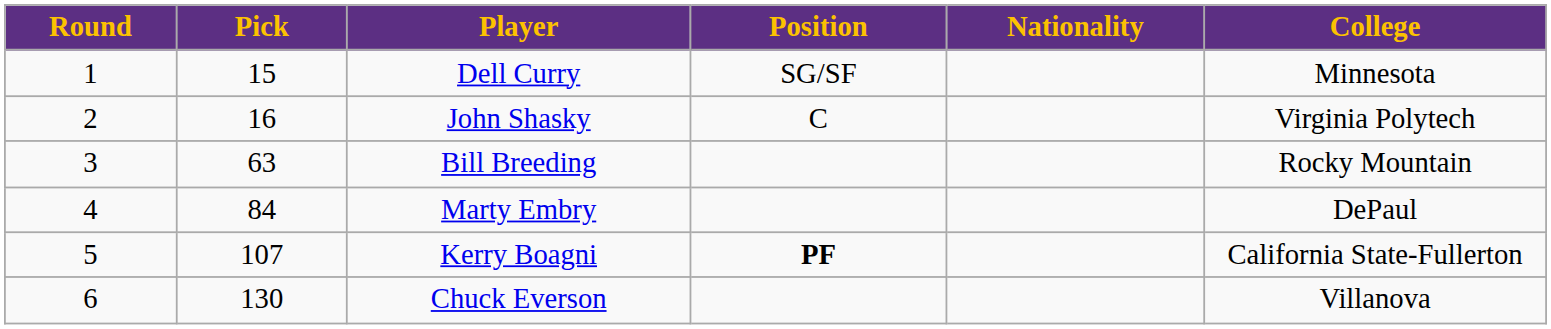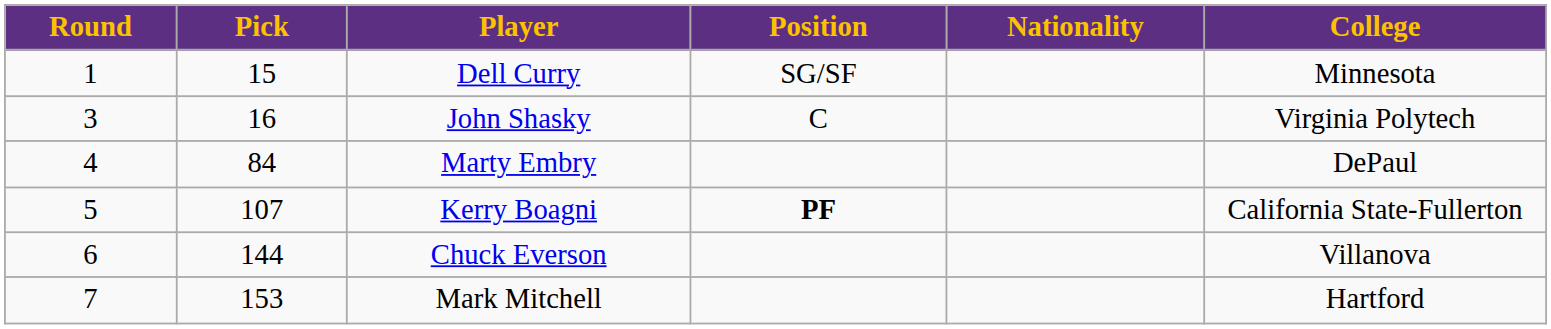(91, 118) 2 -> (91, 118) 3
- row: (519, 163)
(262, 299) 130 -> (262, 254) 144
+ row: (519, 299)
